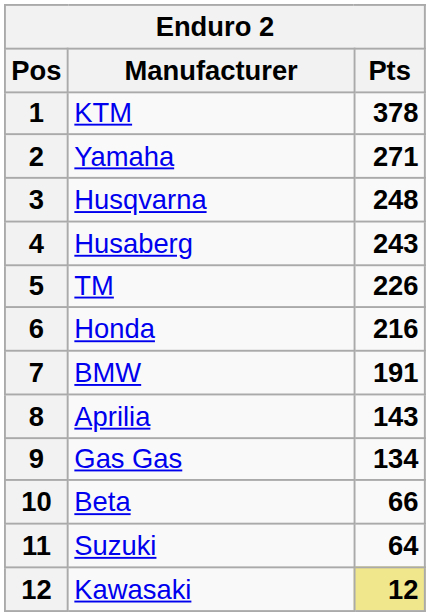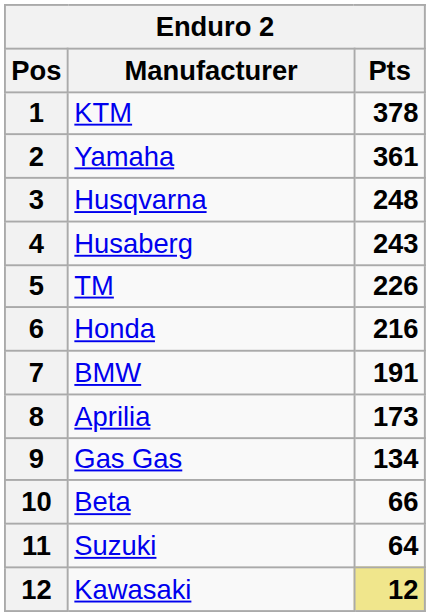(396, 157) 271 -> (396, 157) 361
(396, 416) 143 -> (396, 416) 173
